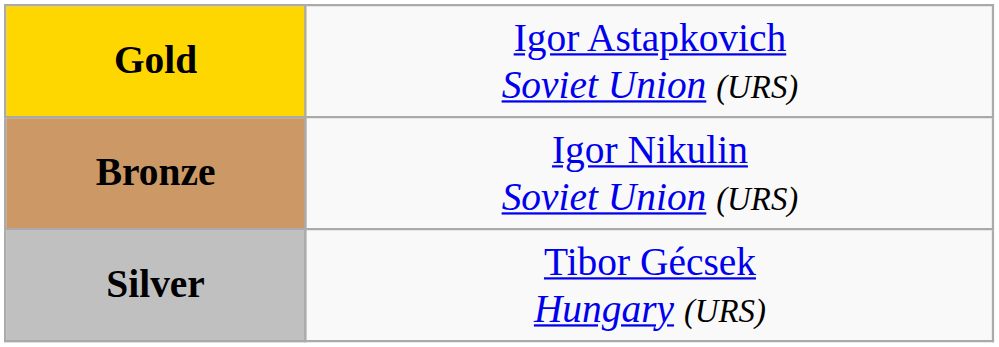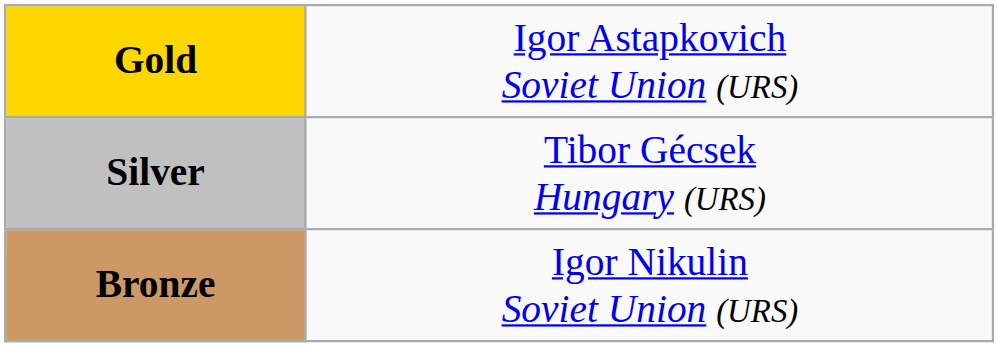rows swapped: (156, 284) <-> (156, 172)
